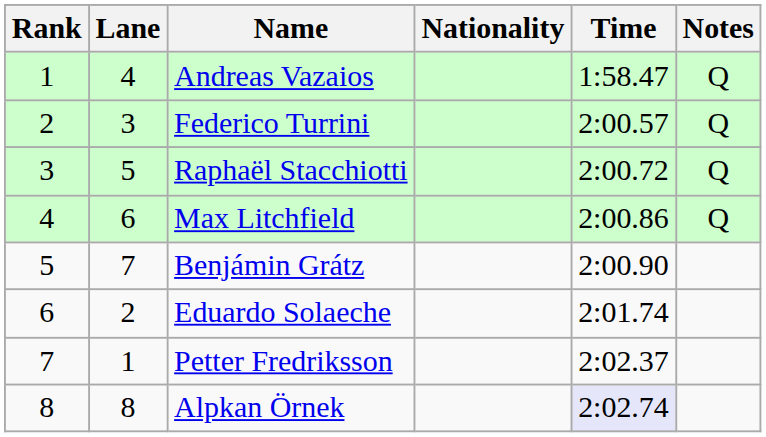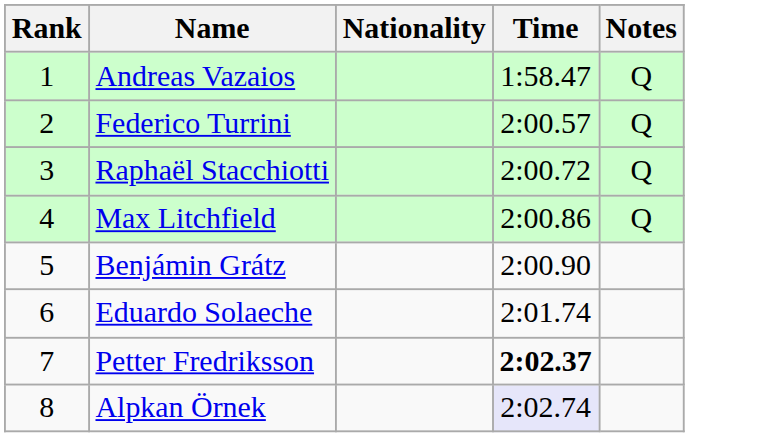- column: (128, 28)
(623, 360) normal -> (546, 360) bold
